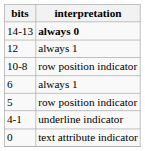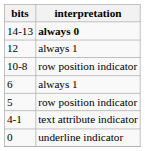(81, 119) underline indicator -> (88, 119) text attribute indicator
(88, 137) text attribute indicator -> (81, 137) underline indicator
